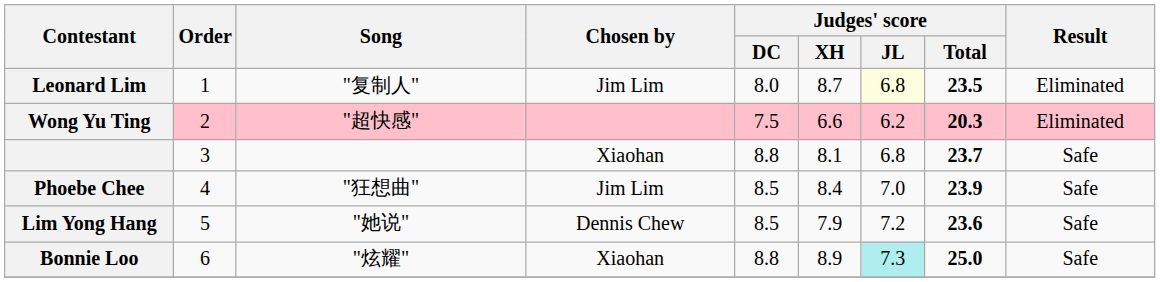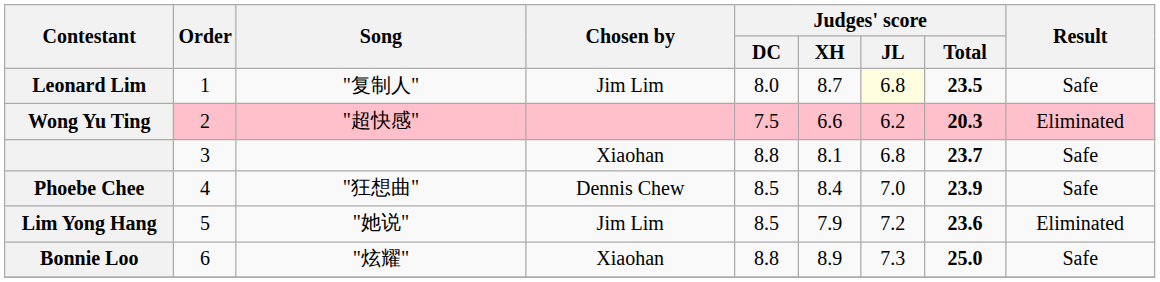(1080, 85) Eliminated -> (1080, 85) Safe
(630, 188) Jim Lim -> (630, 188) Dennis Chew
(630, 223) Dennis Chew -> (630, 223) Jim Lim
(1080, 223) Safe -> (1080, 223) Eliminated
(893, 259) paleturquoise background -> (893, 259) no background
